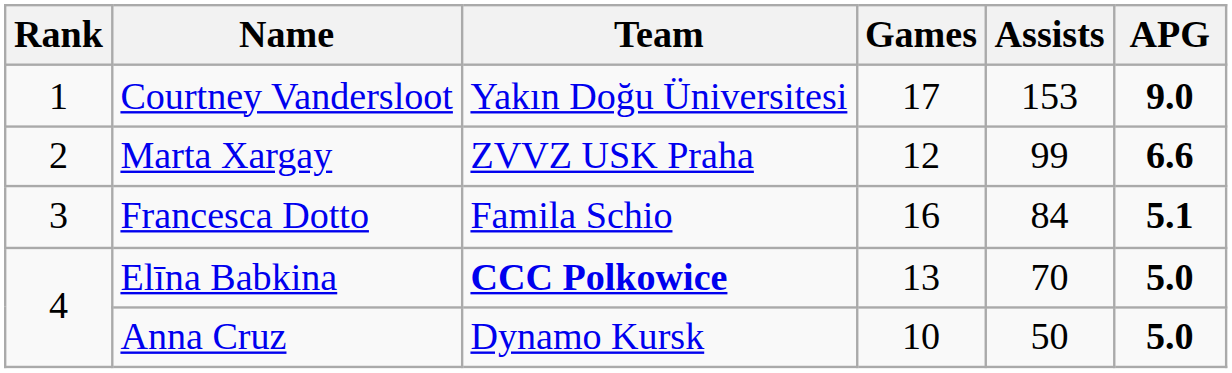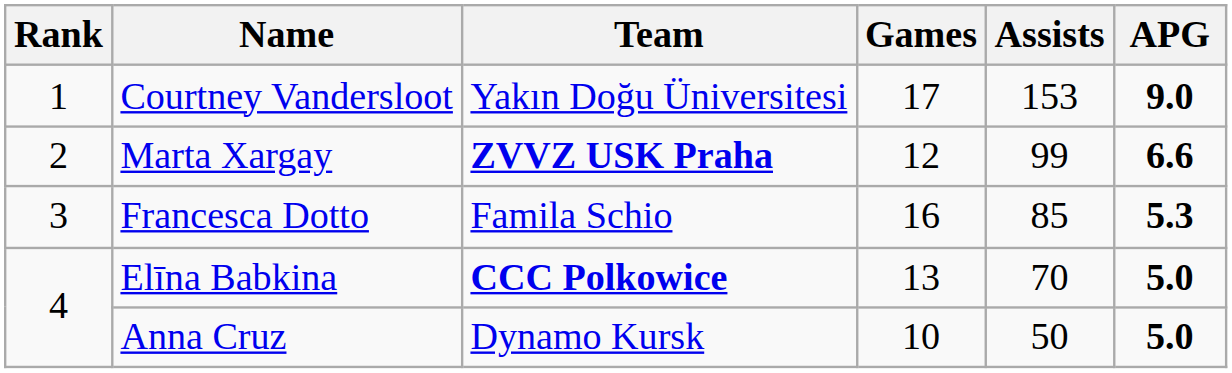(612, 155) normal -> (622, 155) bold
(1050, 215) 84 -> (1050, 215) 85
(1170, 215) 5.1 -> (1170, 215) 5.3
